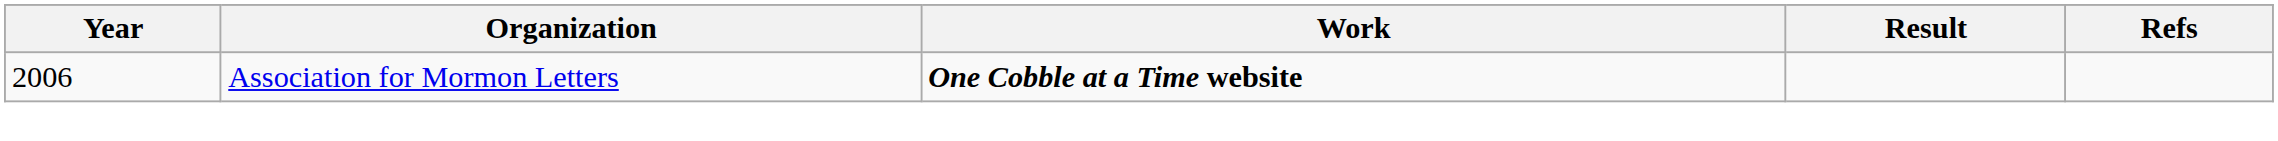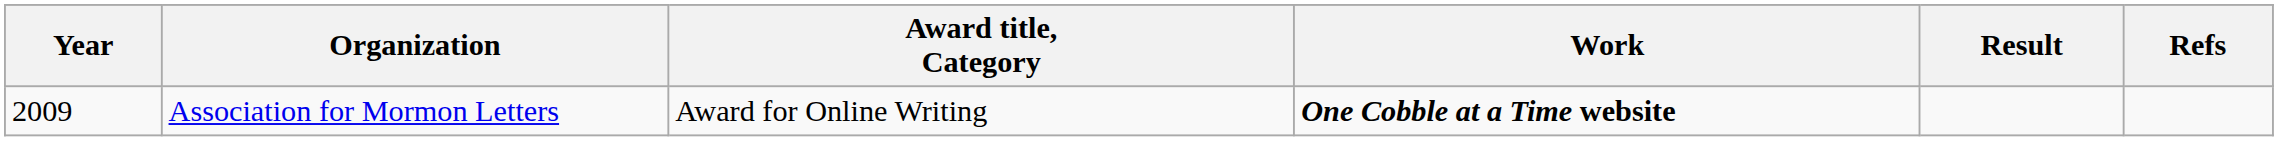+ column: (981, 45)
(42, 76) 2006 -> (42, 110) 2009
